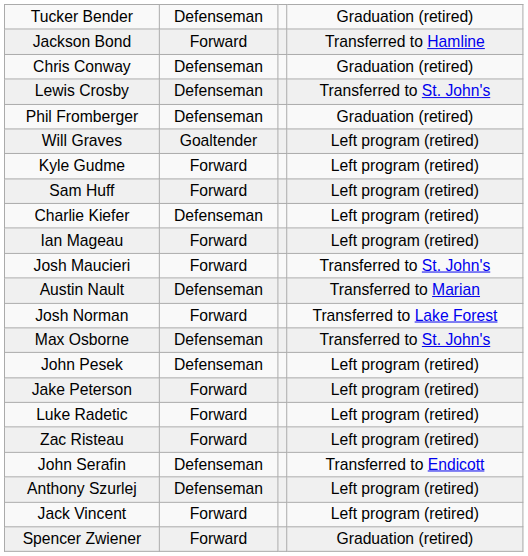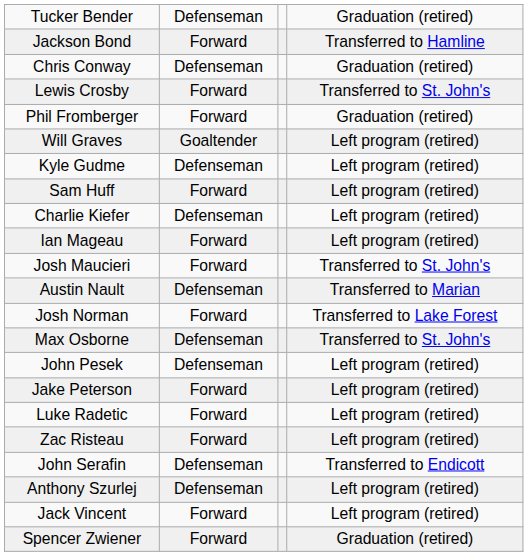(218, 91) Defenseman -> (218, 91) Forward
(218, 116) Defenseman -> (218, 116) Forward
(218, 166) Forward -> (218, 166) Defenseman
